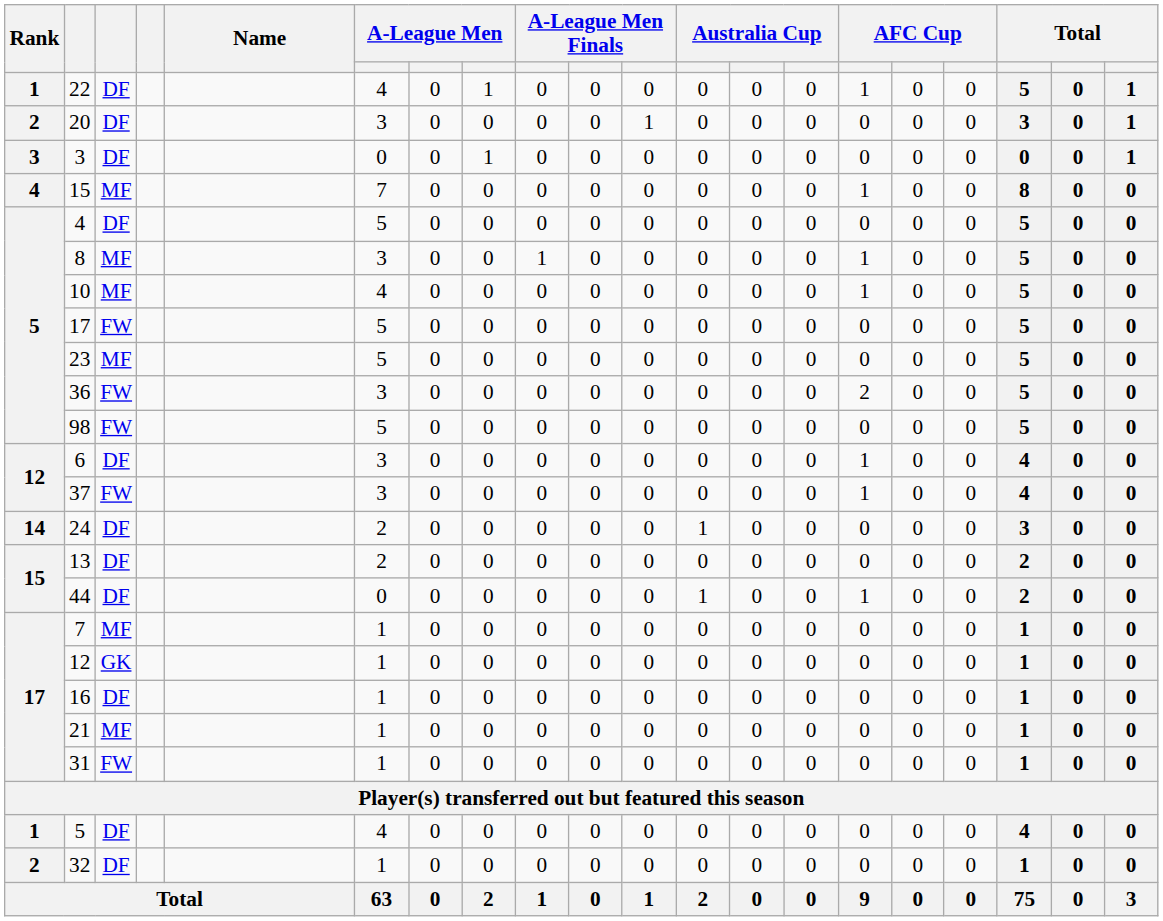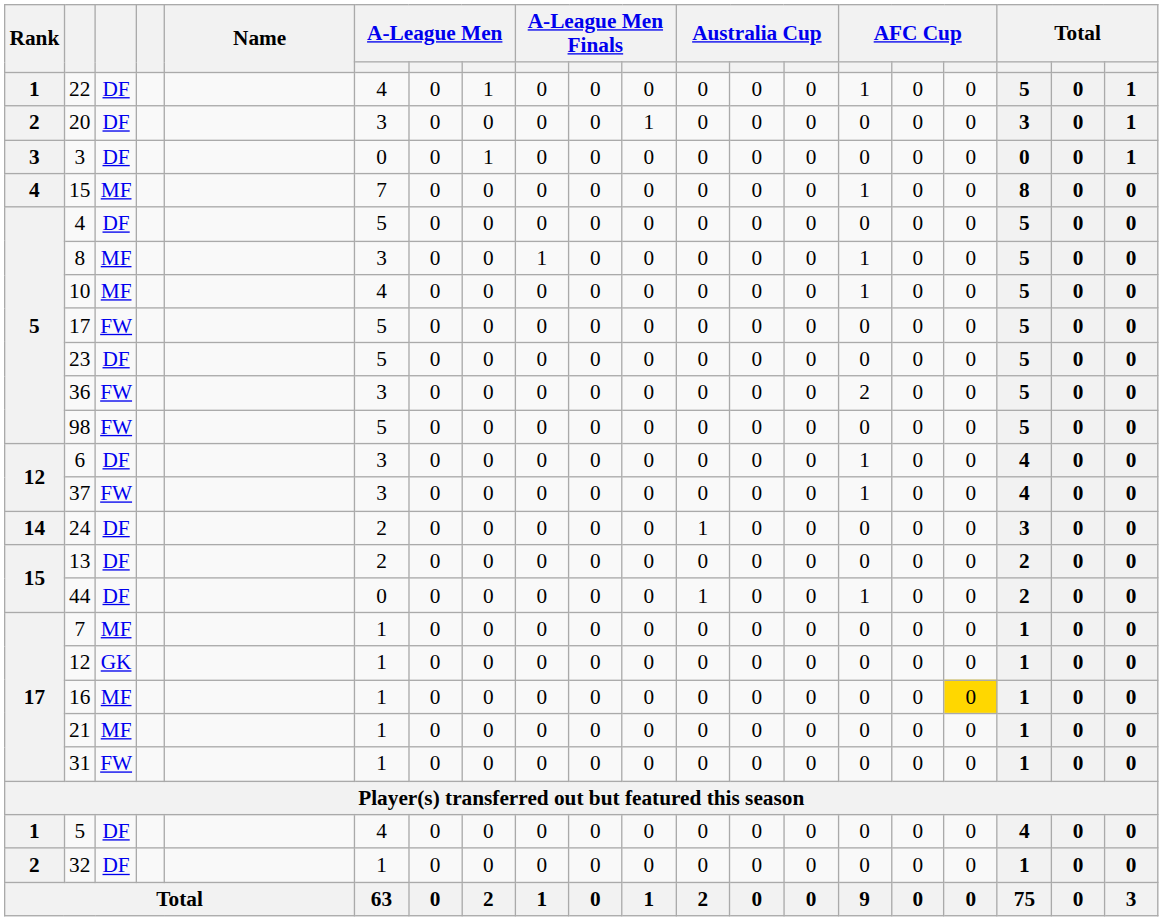(116, 358) MF -> (116, 358) DF
(116, 696) DF -> (116, 696) MF
(971, 696) no background -> (971, 696) gold background
